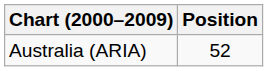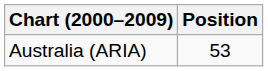(220, 50) 52 -> (220, 50) 53
